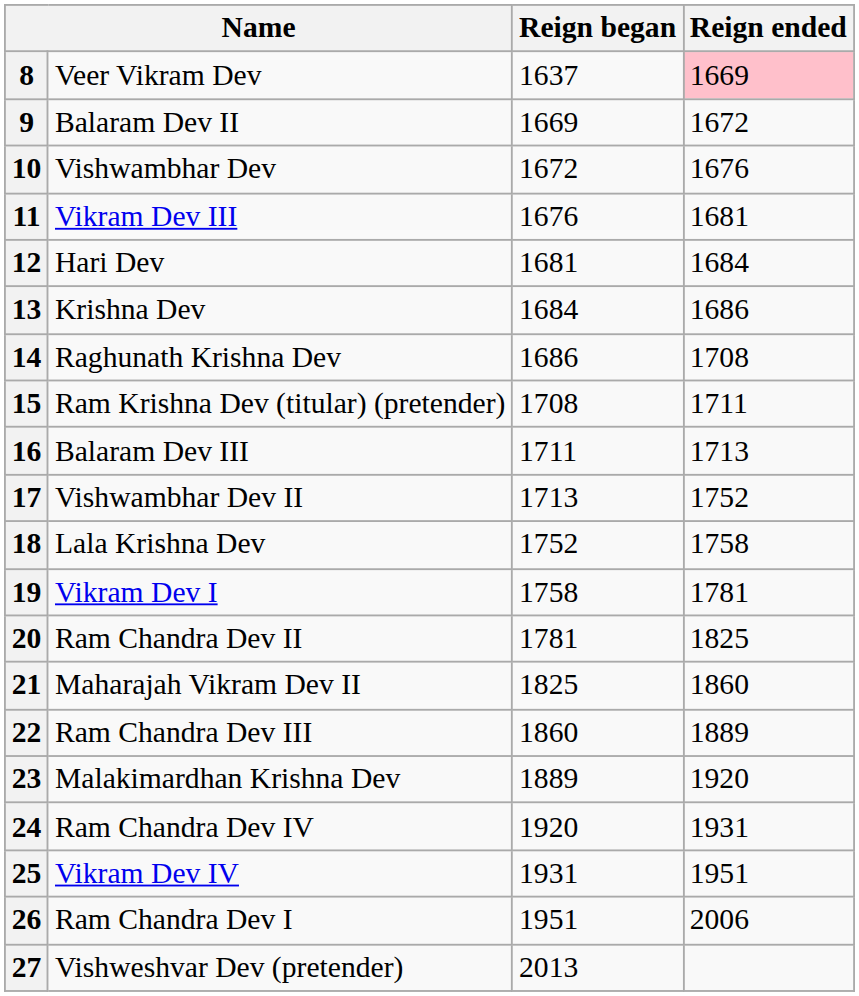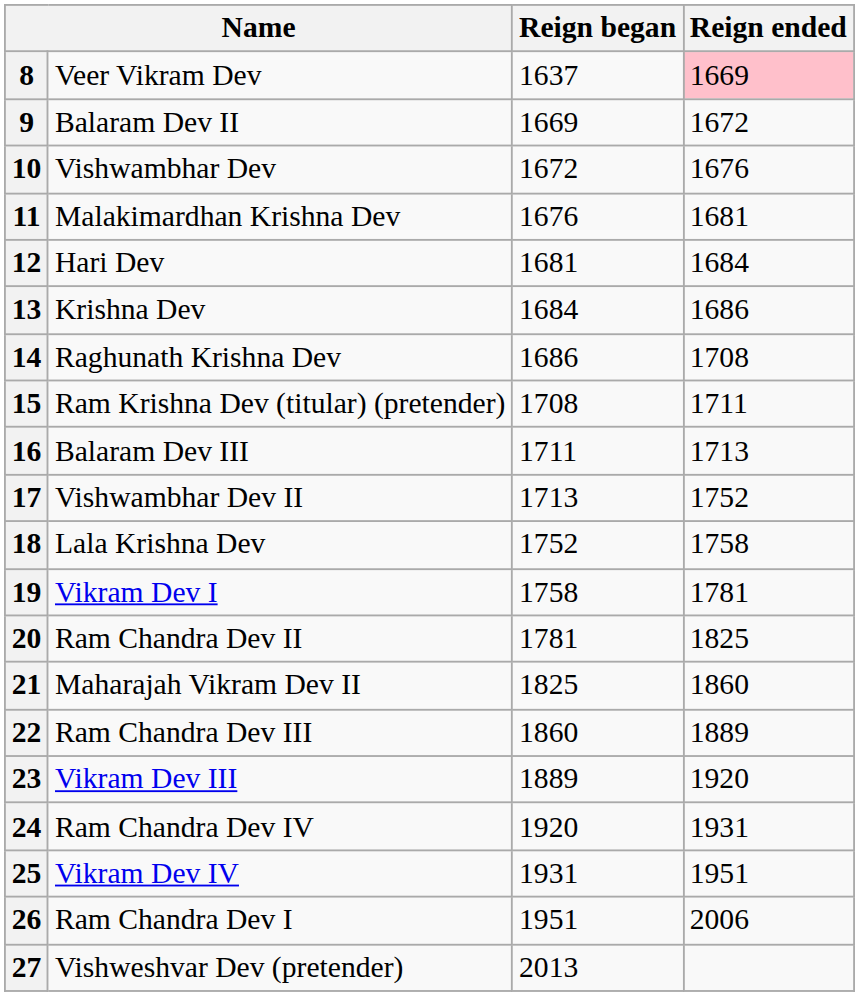(146, 215) Vikram Dev III -> (228, 215) Malakimardhan Krishna Dev
(228, 779) Malakimardhan Krishna Dev -> (146, 779) Vikram Dev III
